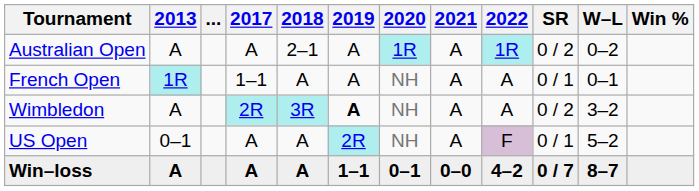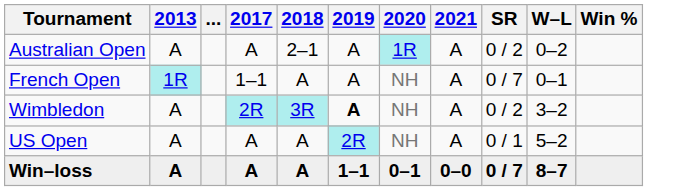- column: (507, 19)
(555, 79) 0 / 1 -> (504, 79) 0 / 7
(175, 140) 0–1 -> (175, 140) A
